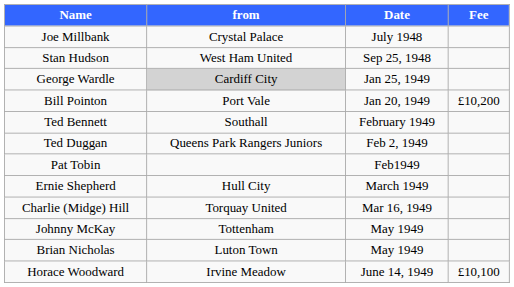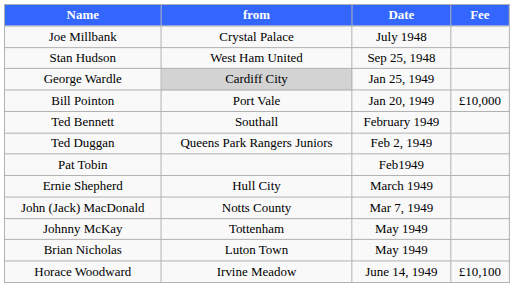(479, 101) £10,200 -> (480, 101) £10,000
+ row: (83, 207)
- row: (76, 207)
